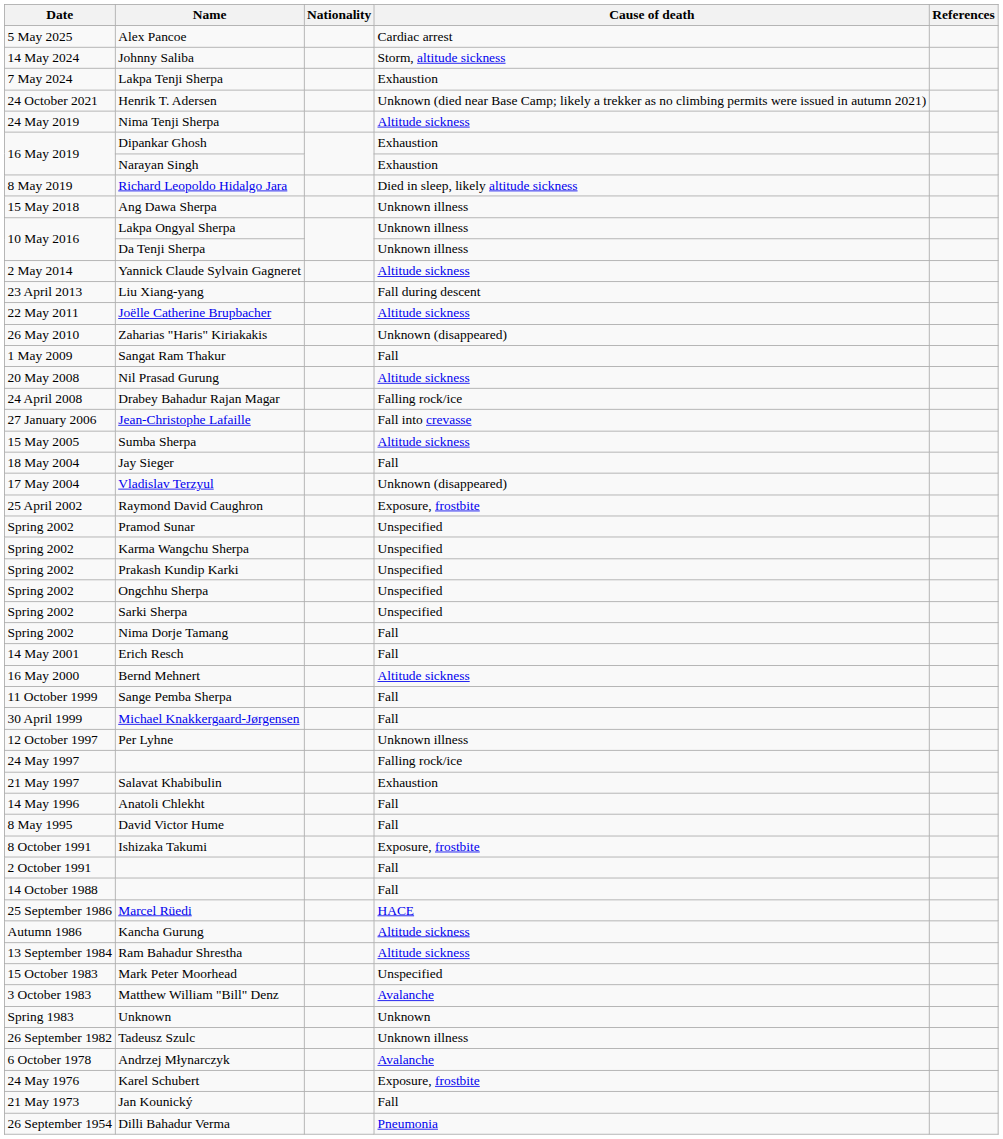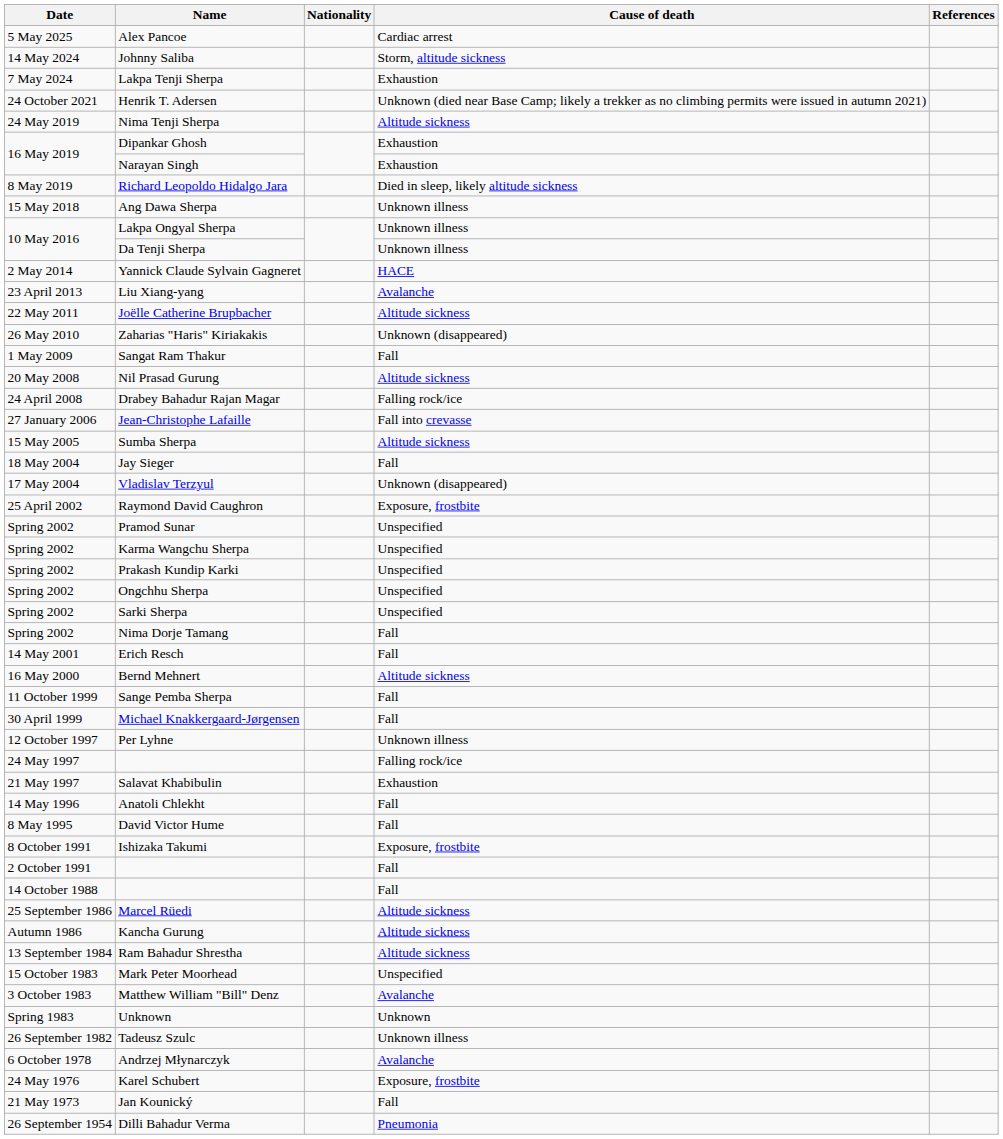(424, 270) Altitude sickness -> (396, 270) HACE
(429, 292) Fall during descent -> (406, 292) Avalanche
(396, 910) HACE -> (424, 910) Altitude sickness
